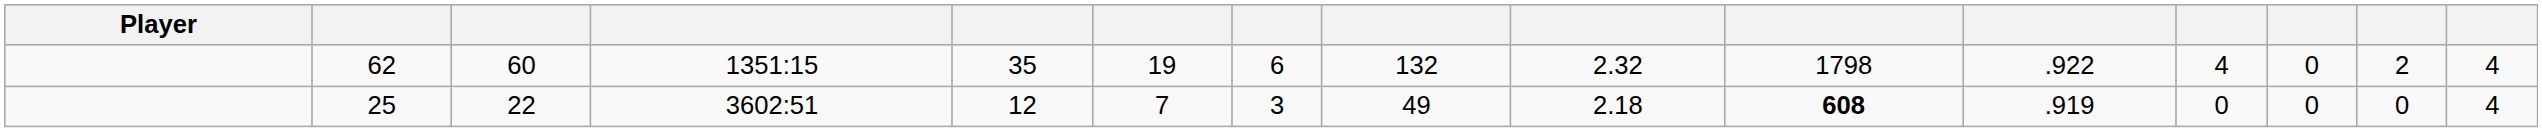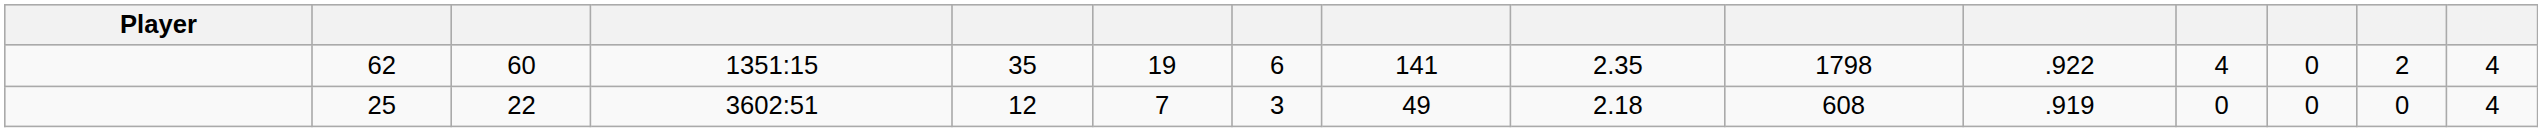(1417, 65) 132 -> (1417, 65) 141
(1618, 65) 2.32 -> (1618, 65) 2.35
(1844, 106) bold -> (1844, 106) normal
